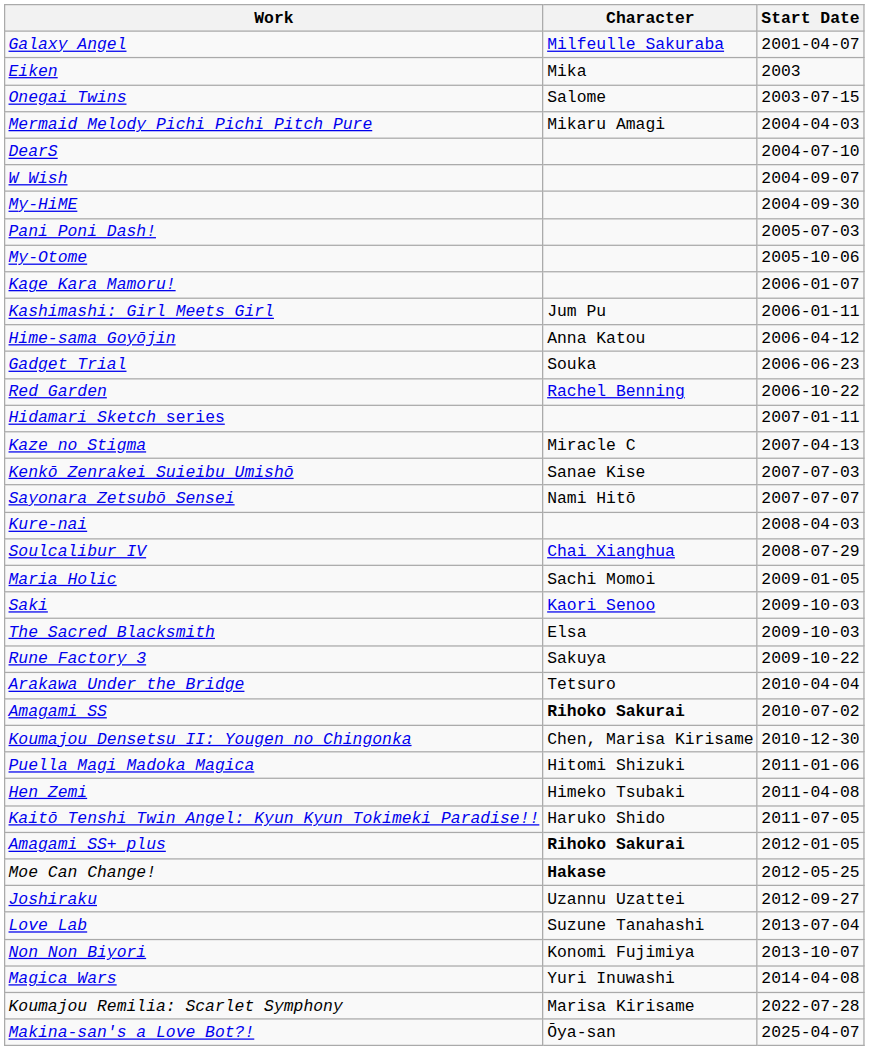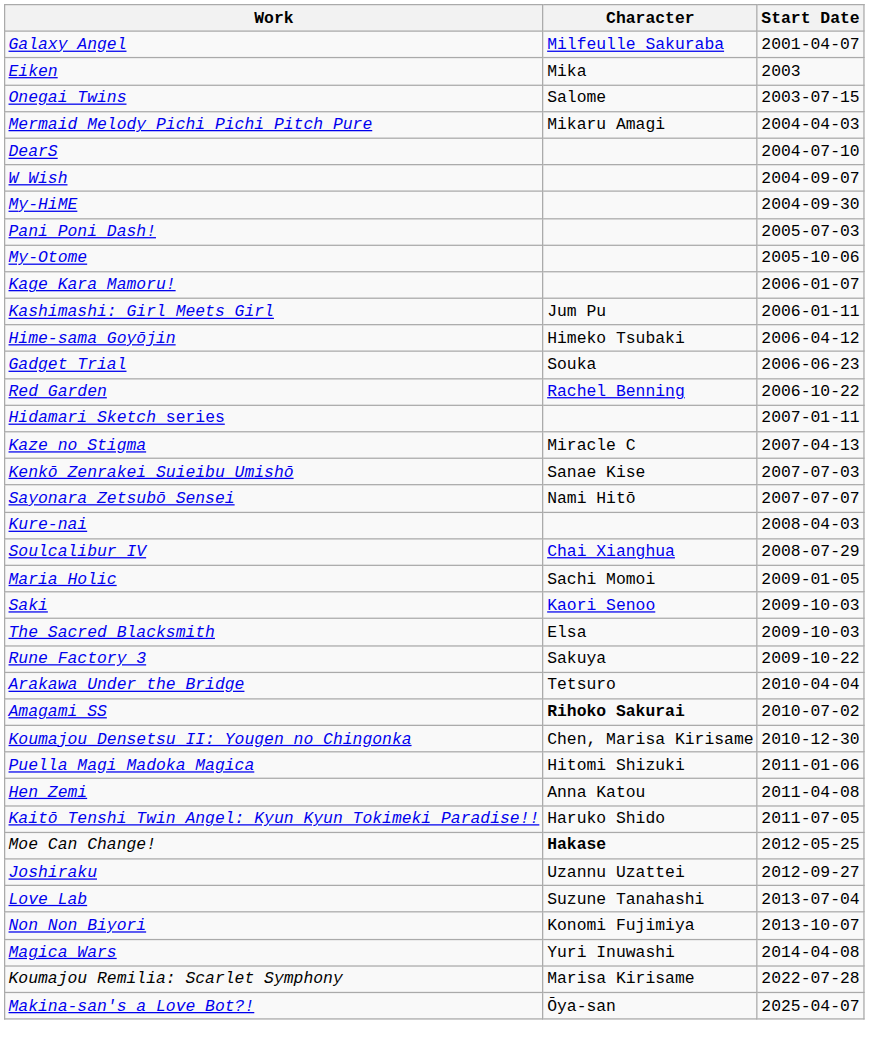(596, 338) Anna Katou -> (616, 338) Himeko Tsubaki
(616, 792) Himeko Tsubaki -> (596, 792) Anna Katou
- row: (87, 846)
